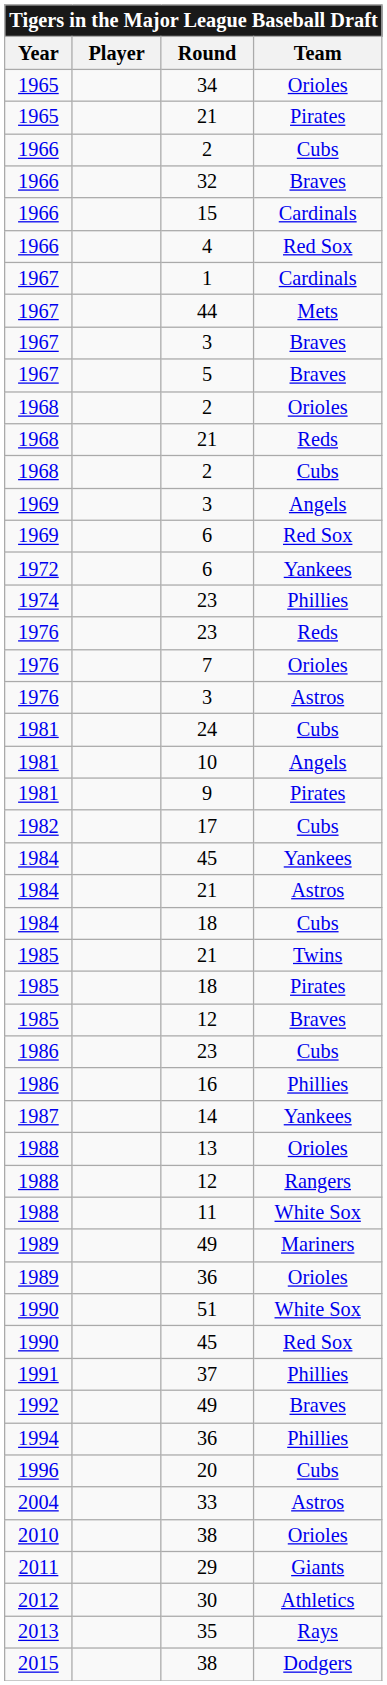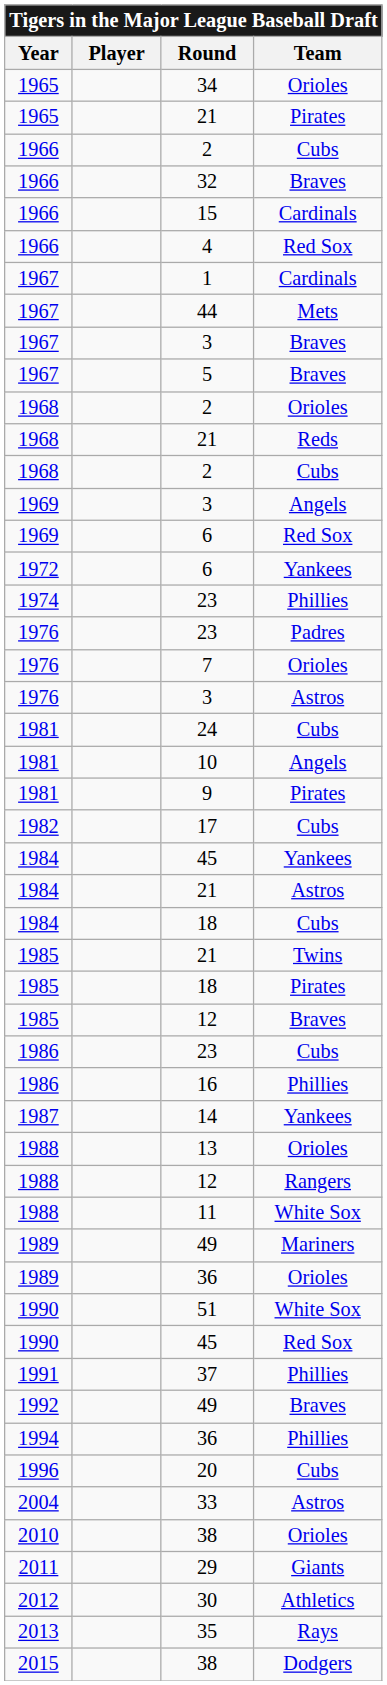(318, 632) Reds -> (318, 632) Padres
